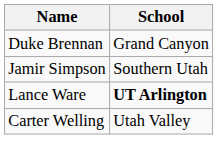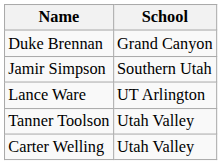(160, 95) bold -> (161, 95) normal
+ row: (59, 120)
